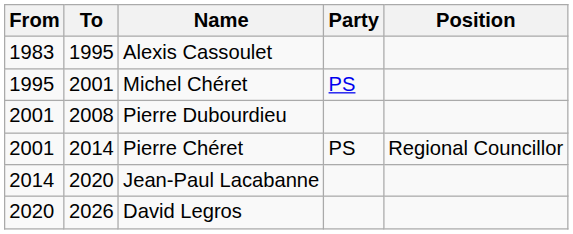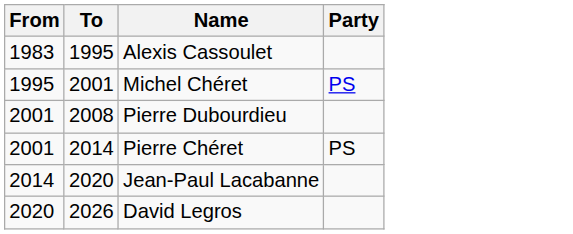- column: (476, 20)
